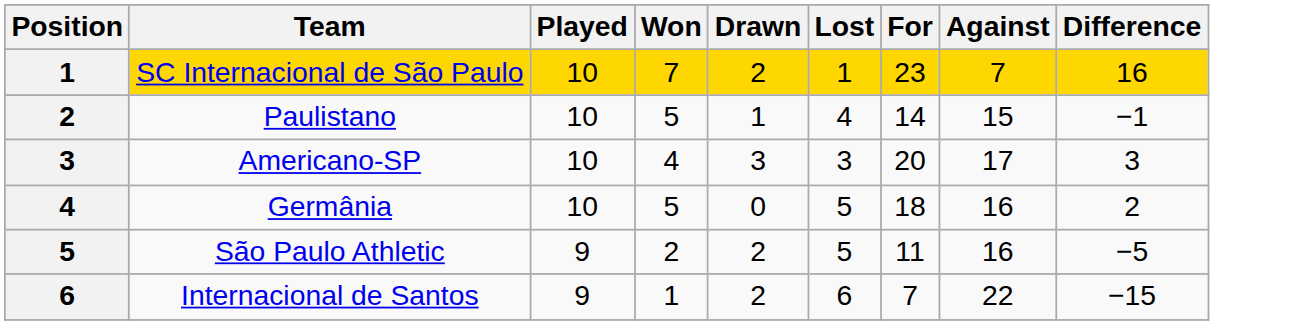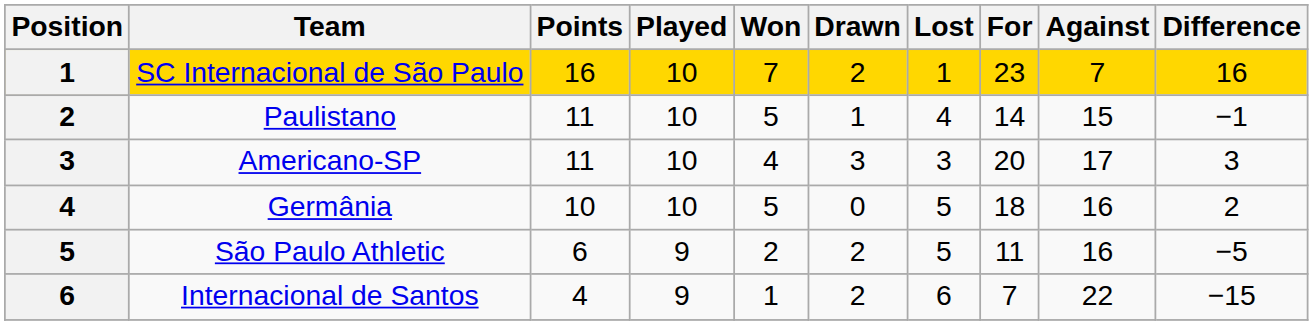+ column: (580, 26)
